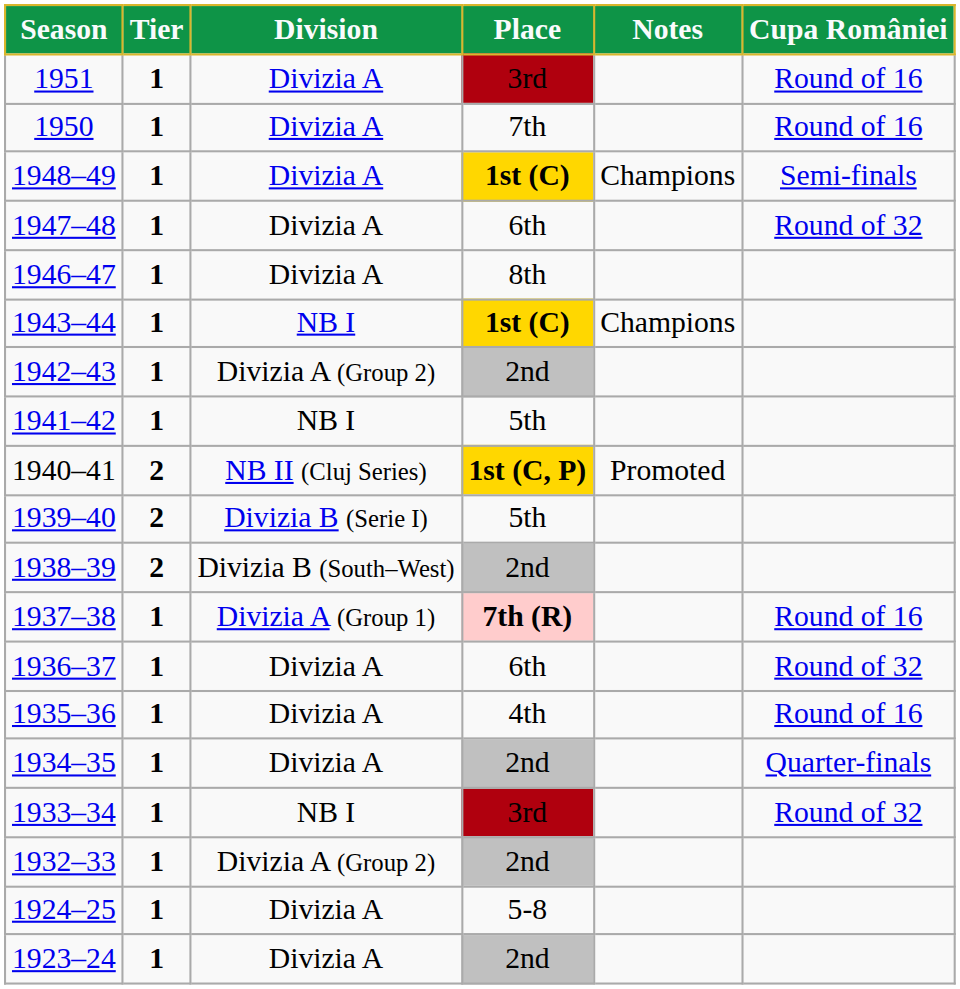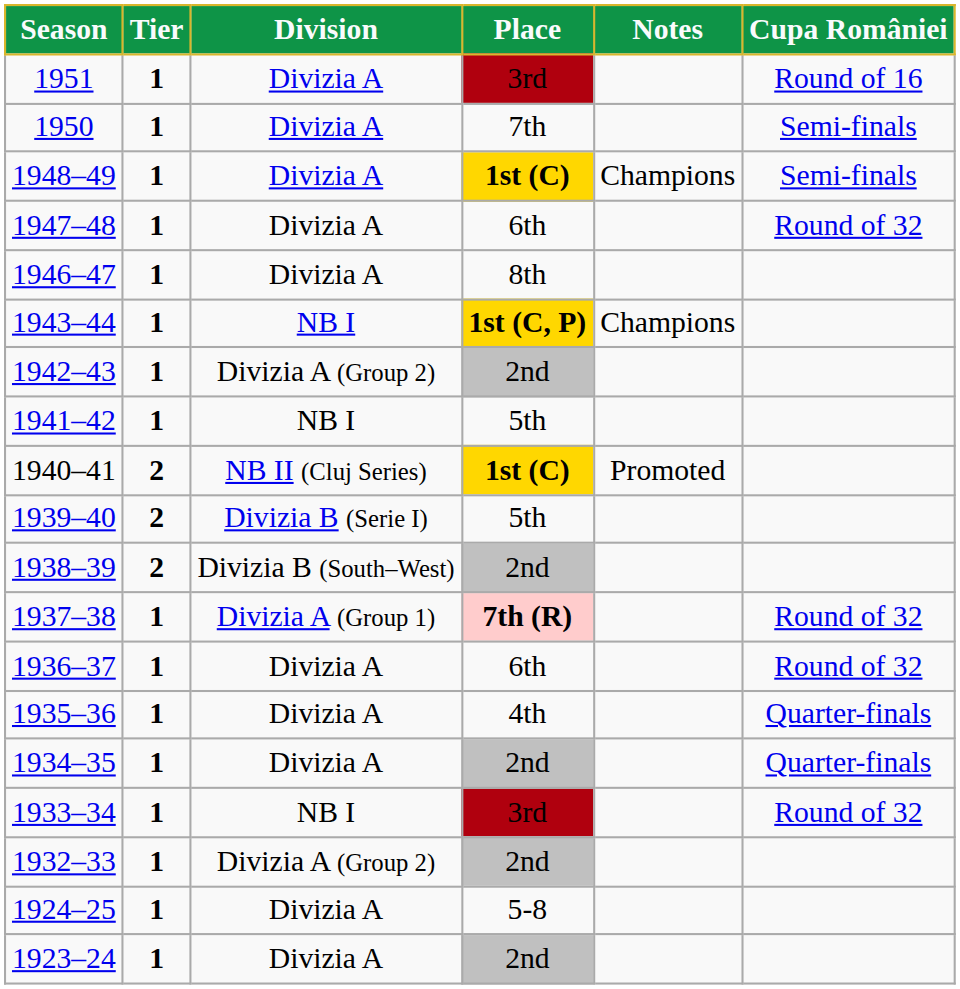(848, 127) Round of 16 -> (848, 127) Semi-finals
(527, 322) 1st (C) -> (527, 322) 1st (C, P)
(527, 469) 1st (C, P) -> (527, 469) 1st (C)
(848, 616) Round of 16 -> (848, 616) Round of 32
(848, 714) Round of 16 -> (848, 714) Quarter-finals
